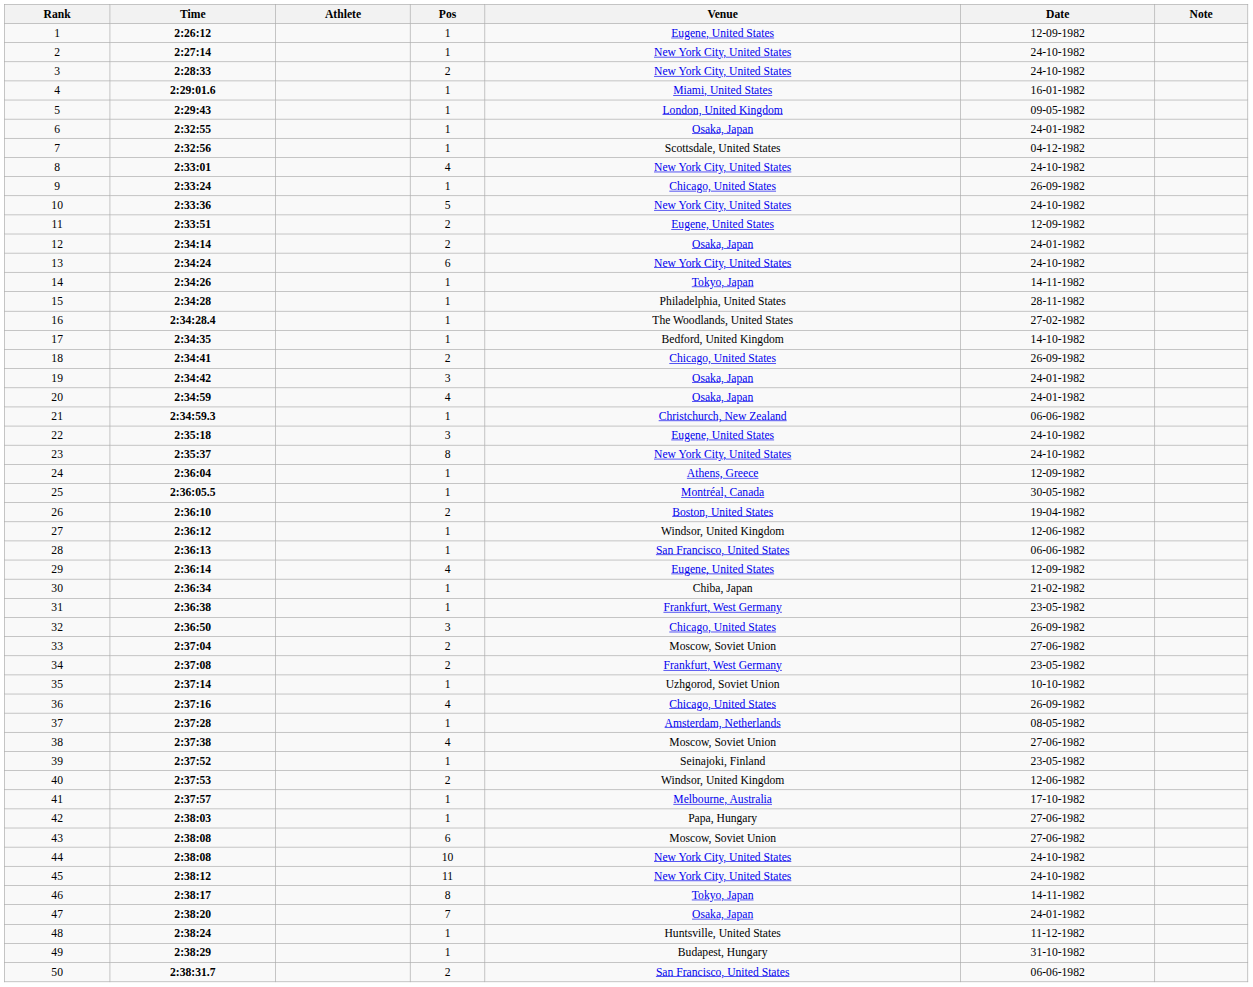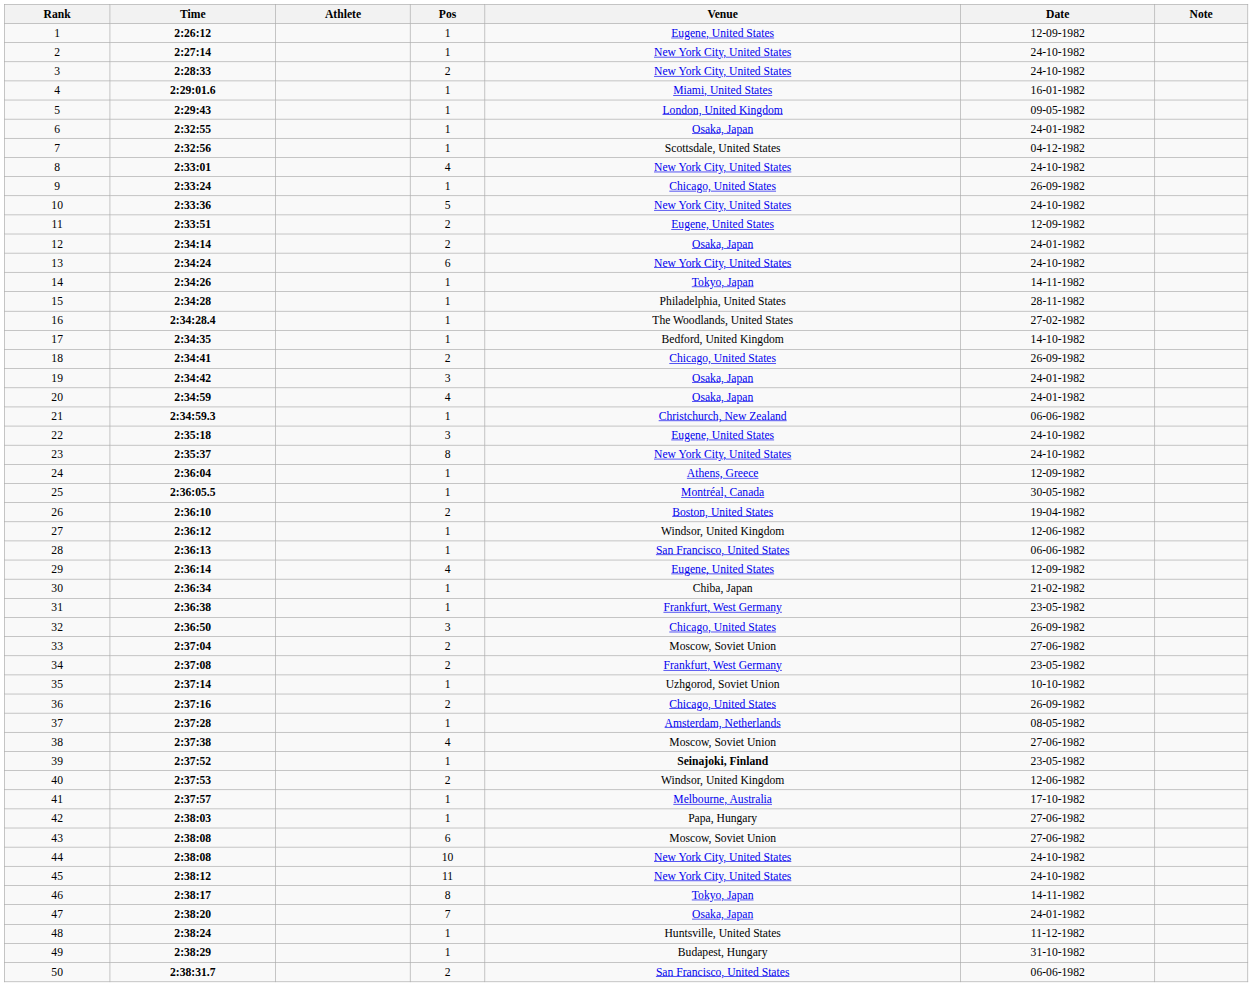(448, 703) 4 -> (448, 703) 2
(723, 760) normal -> (723, 760) bold
